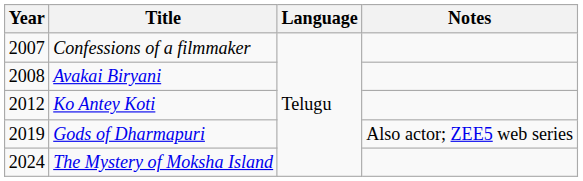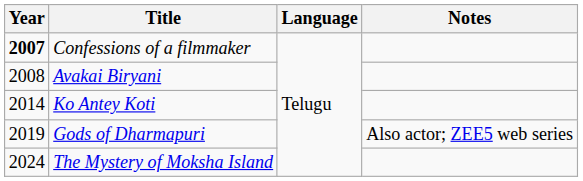(27, 47) normal -> (27, 47) bold
(27, 104) 2012 -> (27, 104) 2014
